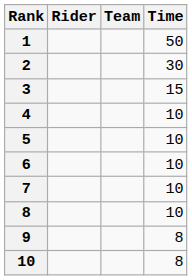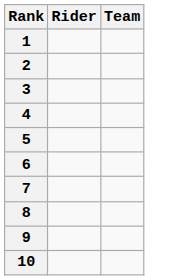- column: (165, 17)
